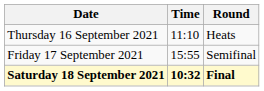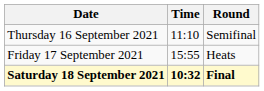(221, 34) Heats -> (231, 34) Semifinal
(231, 55) Semifinal -> (221, 55) Heats
